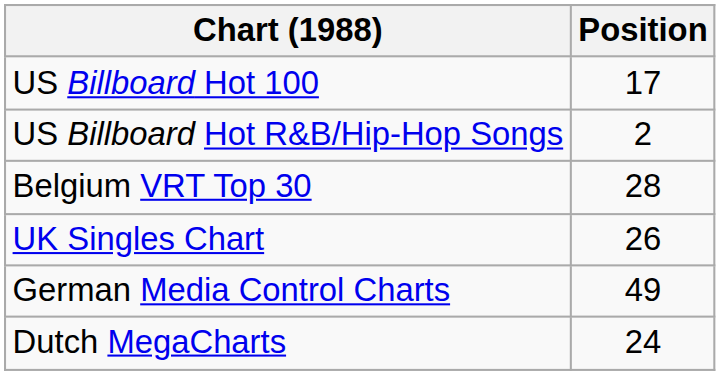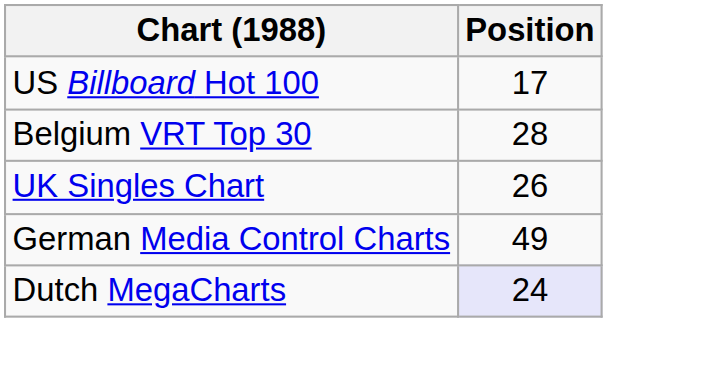- row: (288, 134)
(643, 342) no background -> (530, 290) lavender background
